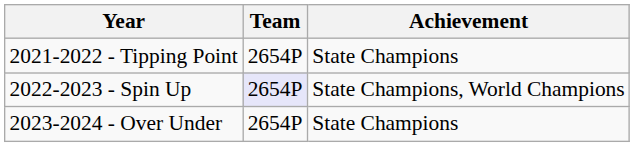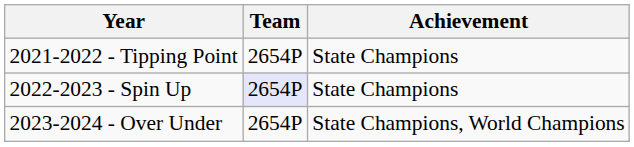(469, 89) State Champions, World Champions -> (385, 89) State Champions
(385, 123) State Champions -> (469, 123) State Champions, World Champions
